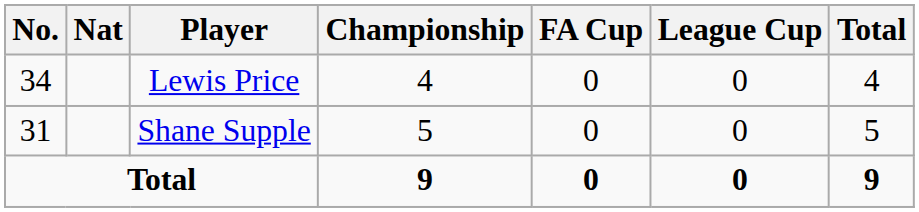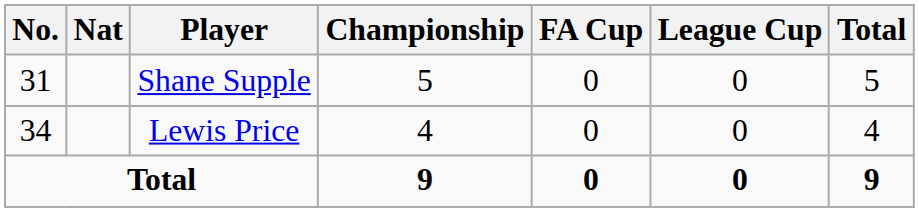rows swapped: (224, 130) <-> (224, 79)
